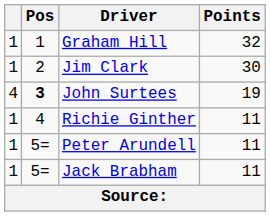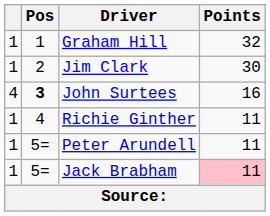(251, 95) 19 -> (251, 95) 16
(251, 172) no background -> (251, 172) pink background
